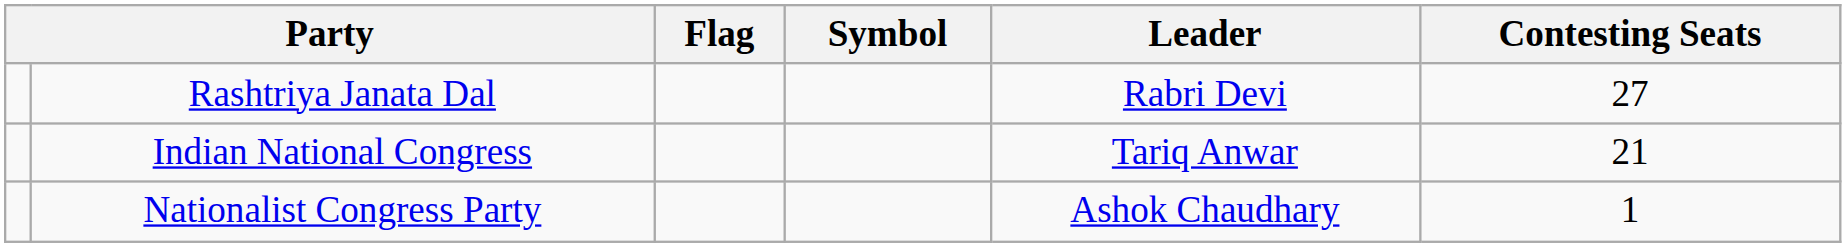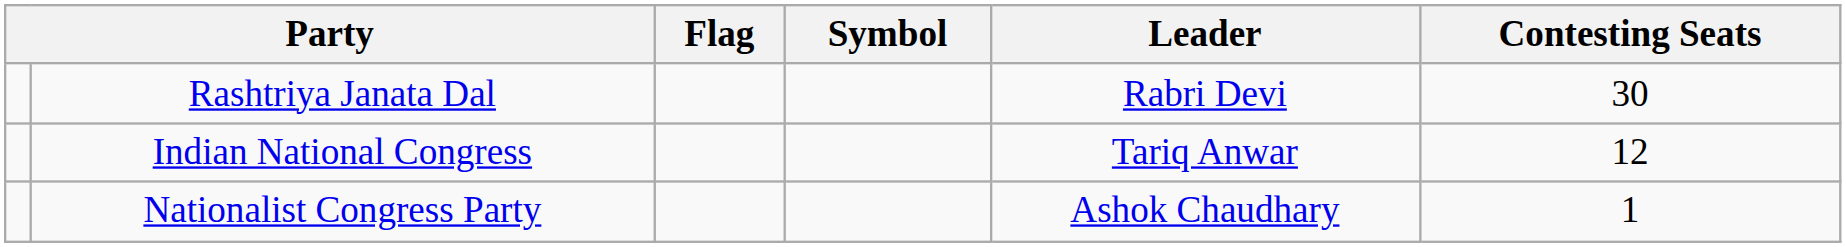(1630, 92) 27 -> (1630, 92) 30
(1630, 151) 21 -> (1630, 151) 12
